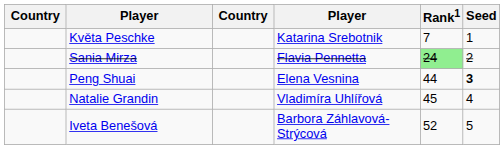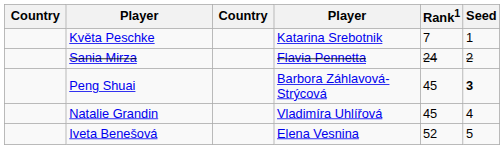(430, 58) lightgreen background -> (430, 58) no background
(318, 79) Elena Vesnina -> (333, 86) Barbora Záhlavová-Strýcová
(430, 79) 44 -> (430, 86) 45
(333, 126) Barbora Záhlavová-Strýcová -> (318, 134) Elena Vesnina
